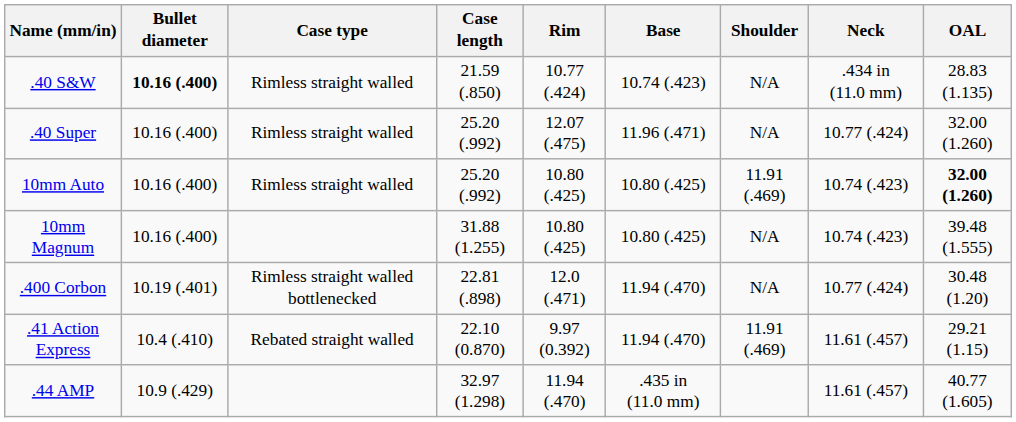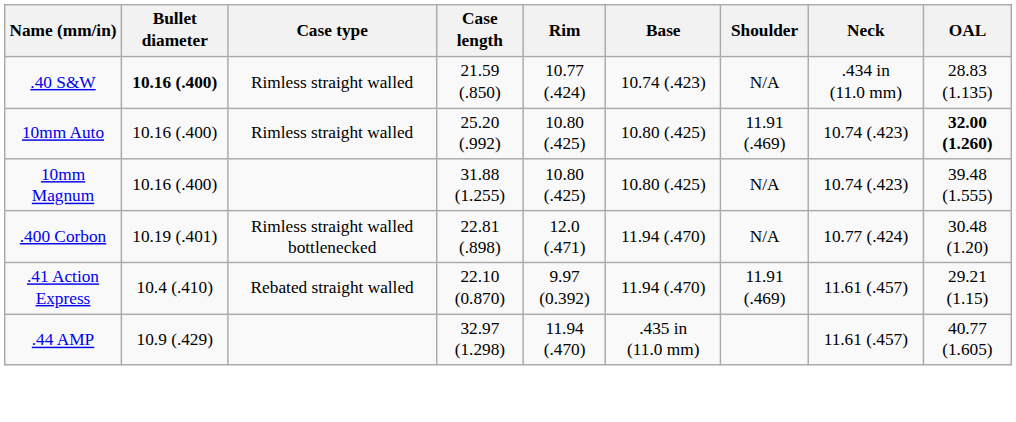- row: (63, 133)
